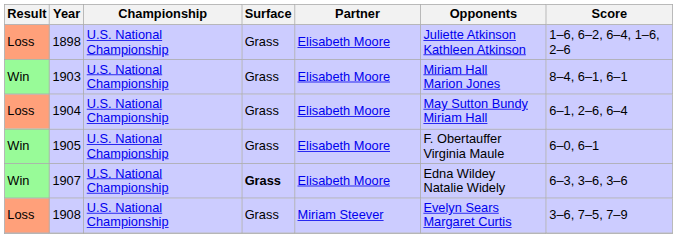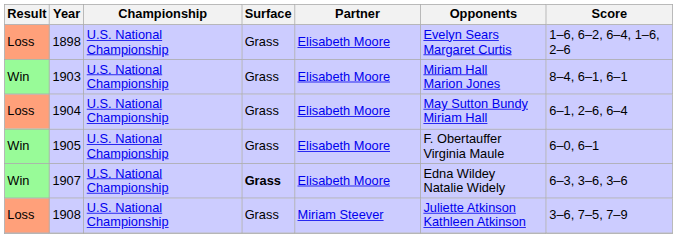(475, 42) Juliette Atkinson Kathleen Atkinson -> (468, 42) Evelyn Sears Margaret Curtis
(468, 215) Evelyn Sears Margaret Curtis -> (475, 215) Juliette Atkinson Kathleen Atkinson
